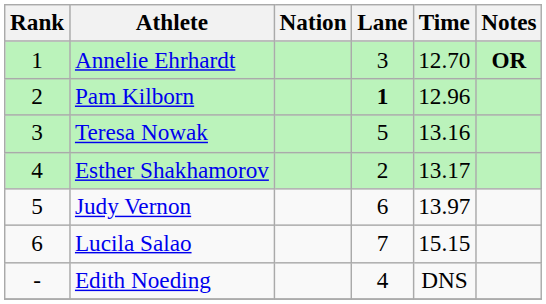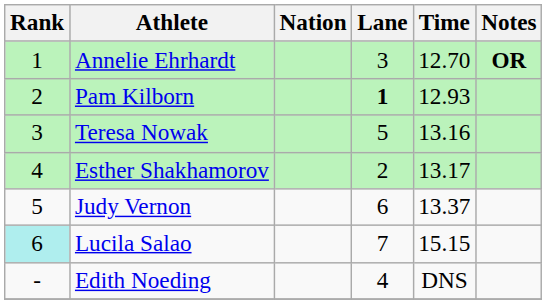(444, 96) 12.96 -> (444, 96) 12.93
(444, 206) 13.97 -> (444, 206) 13.37
(37, 243) no background -> (37, 243) paleturquoise background
